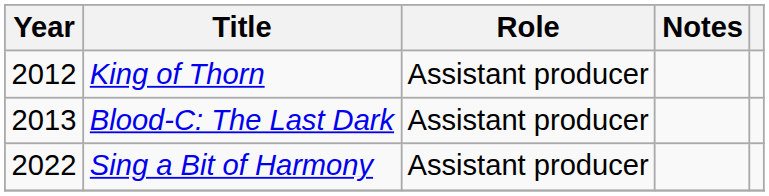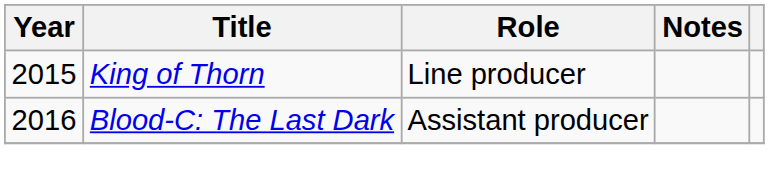(44, 73) 2012 -> (44, 73) 2015
(528, 73) Assistant producer -> (497, 73) Line producer
(44, 119) 2013 -> (44, 119) 2016
- row: (231, 166)
